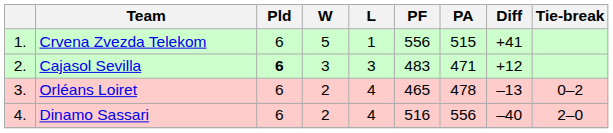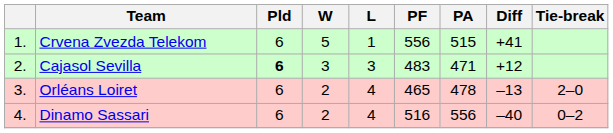(570, 90) 0–2 -> (570, 90) 2–0
(570, 115) 2–0 -> (570, 115) 0–2
